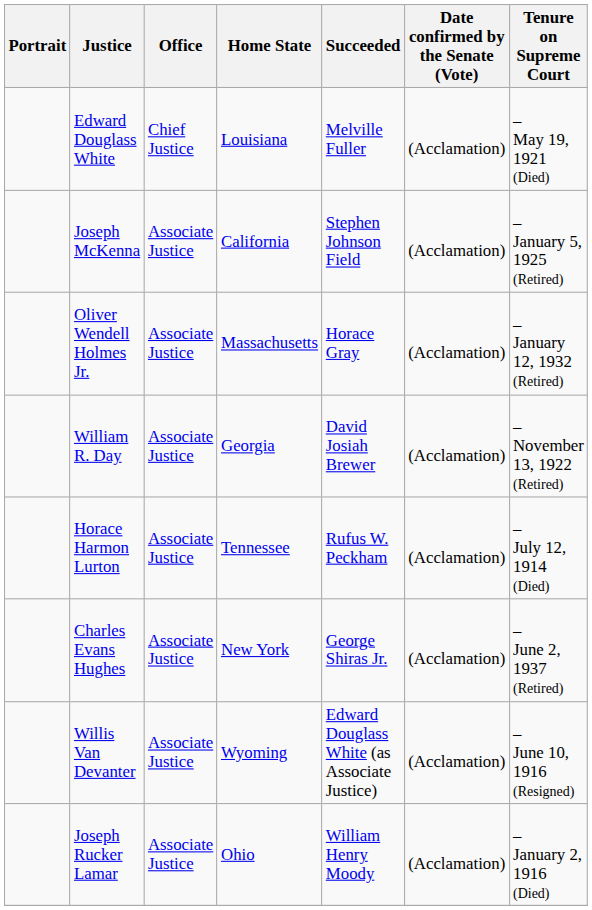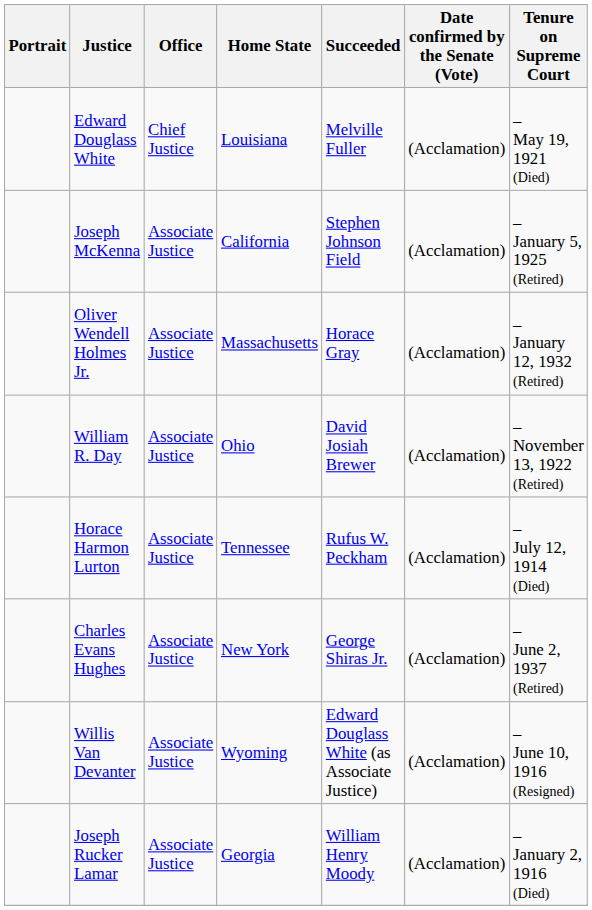(248, 445) Georgia -> (238, 445) Ohio
(238, 854) Ohio -> (248, 854) Georgia
